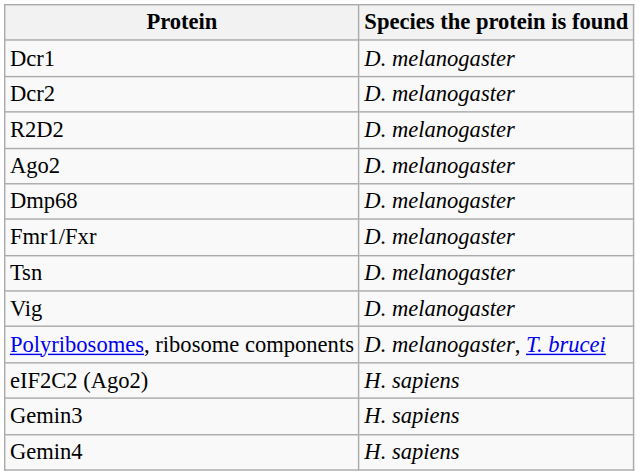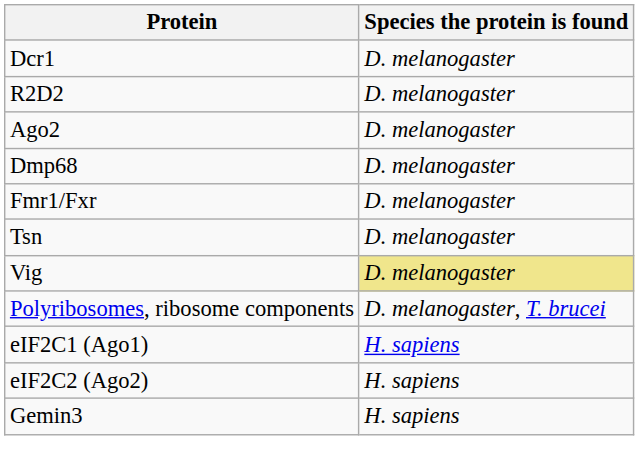- row: (32, 93)
(440, 308) no background -> (440, 272) khaki background
+ row: (79, 344)
- row: (46, 451)
